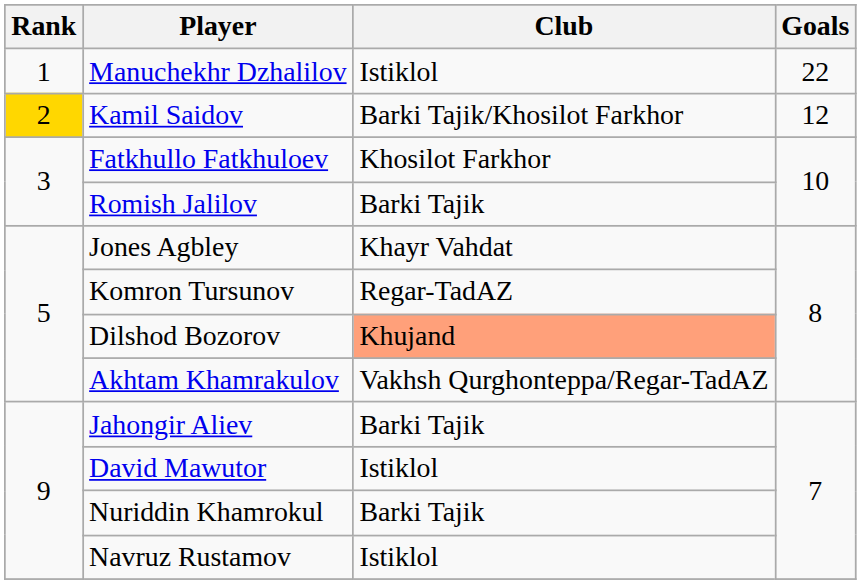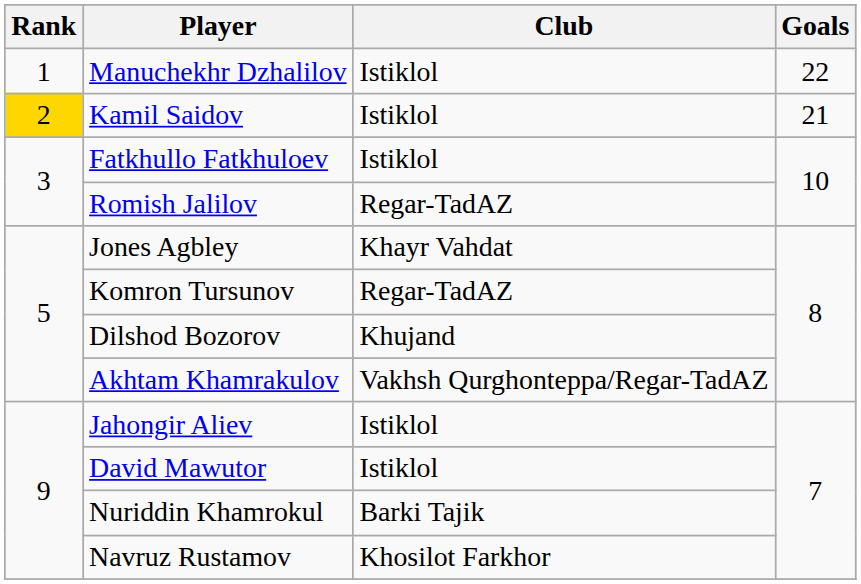(521, 114) Barki Tajik/Khosilot Farkhor -> (399, 114) Istiklol
(815, 114) 12 -> (815, 114) 21
(455, 159) Khosilot Farkhor -> (399, 159) Istiklol
(422, 203) Barki Tajik -> (436, 203) Regar-TadAZ
(407, 335) lightsalmon background -> (407, 335) no background
(422, 423) Barki Tajik -> (399, 423) Istiklol
(399, 556) Istiklol -> (455, 556) Khosilot Farkhor
